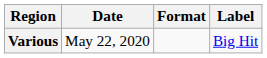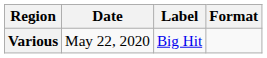columns swapped: (181, 16) <-> (236, 16)
